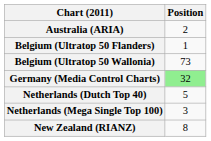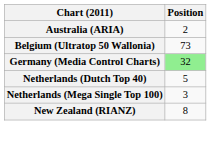- row: (85, 45)
